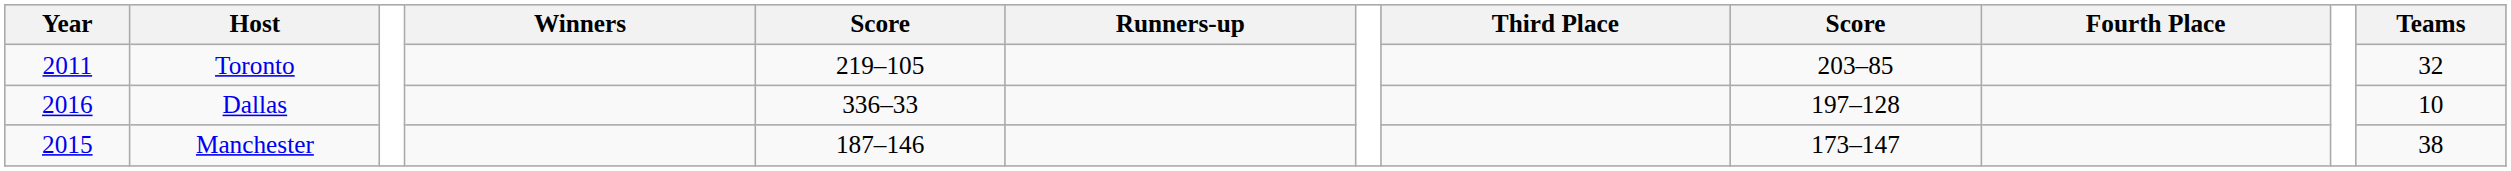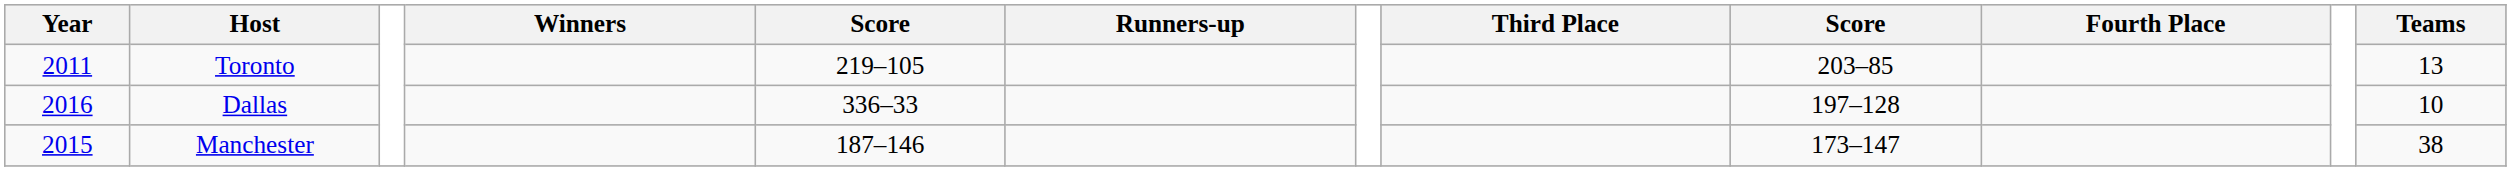(2431, 64) 32 -> (2431, 64) 13
